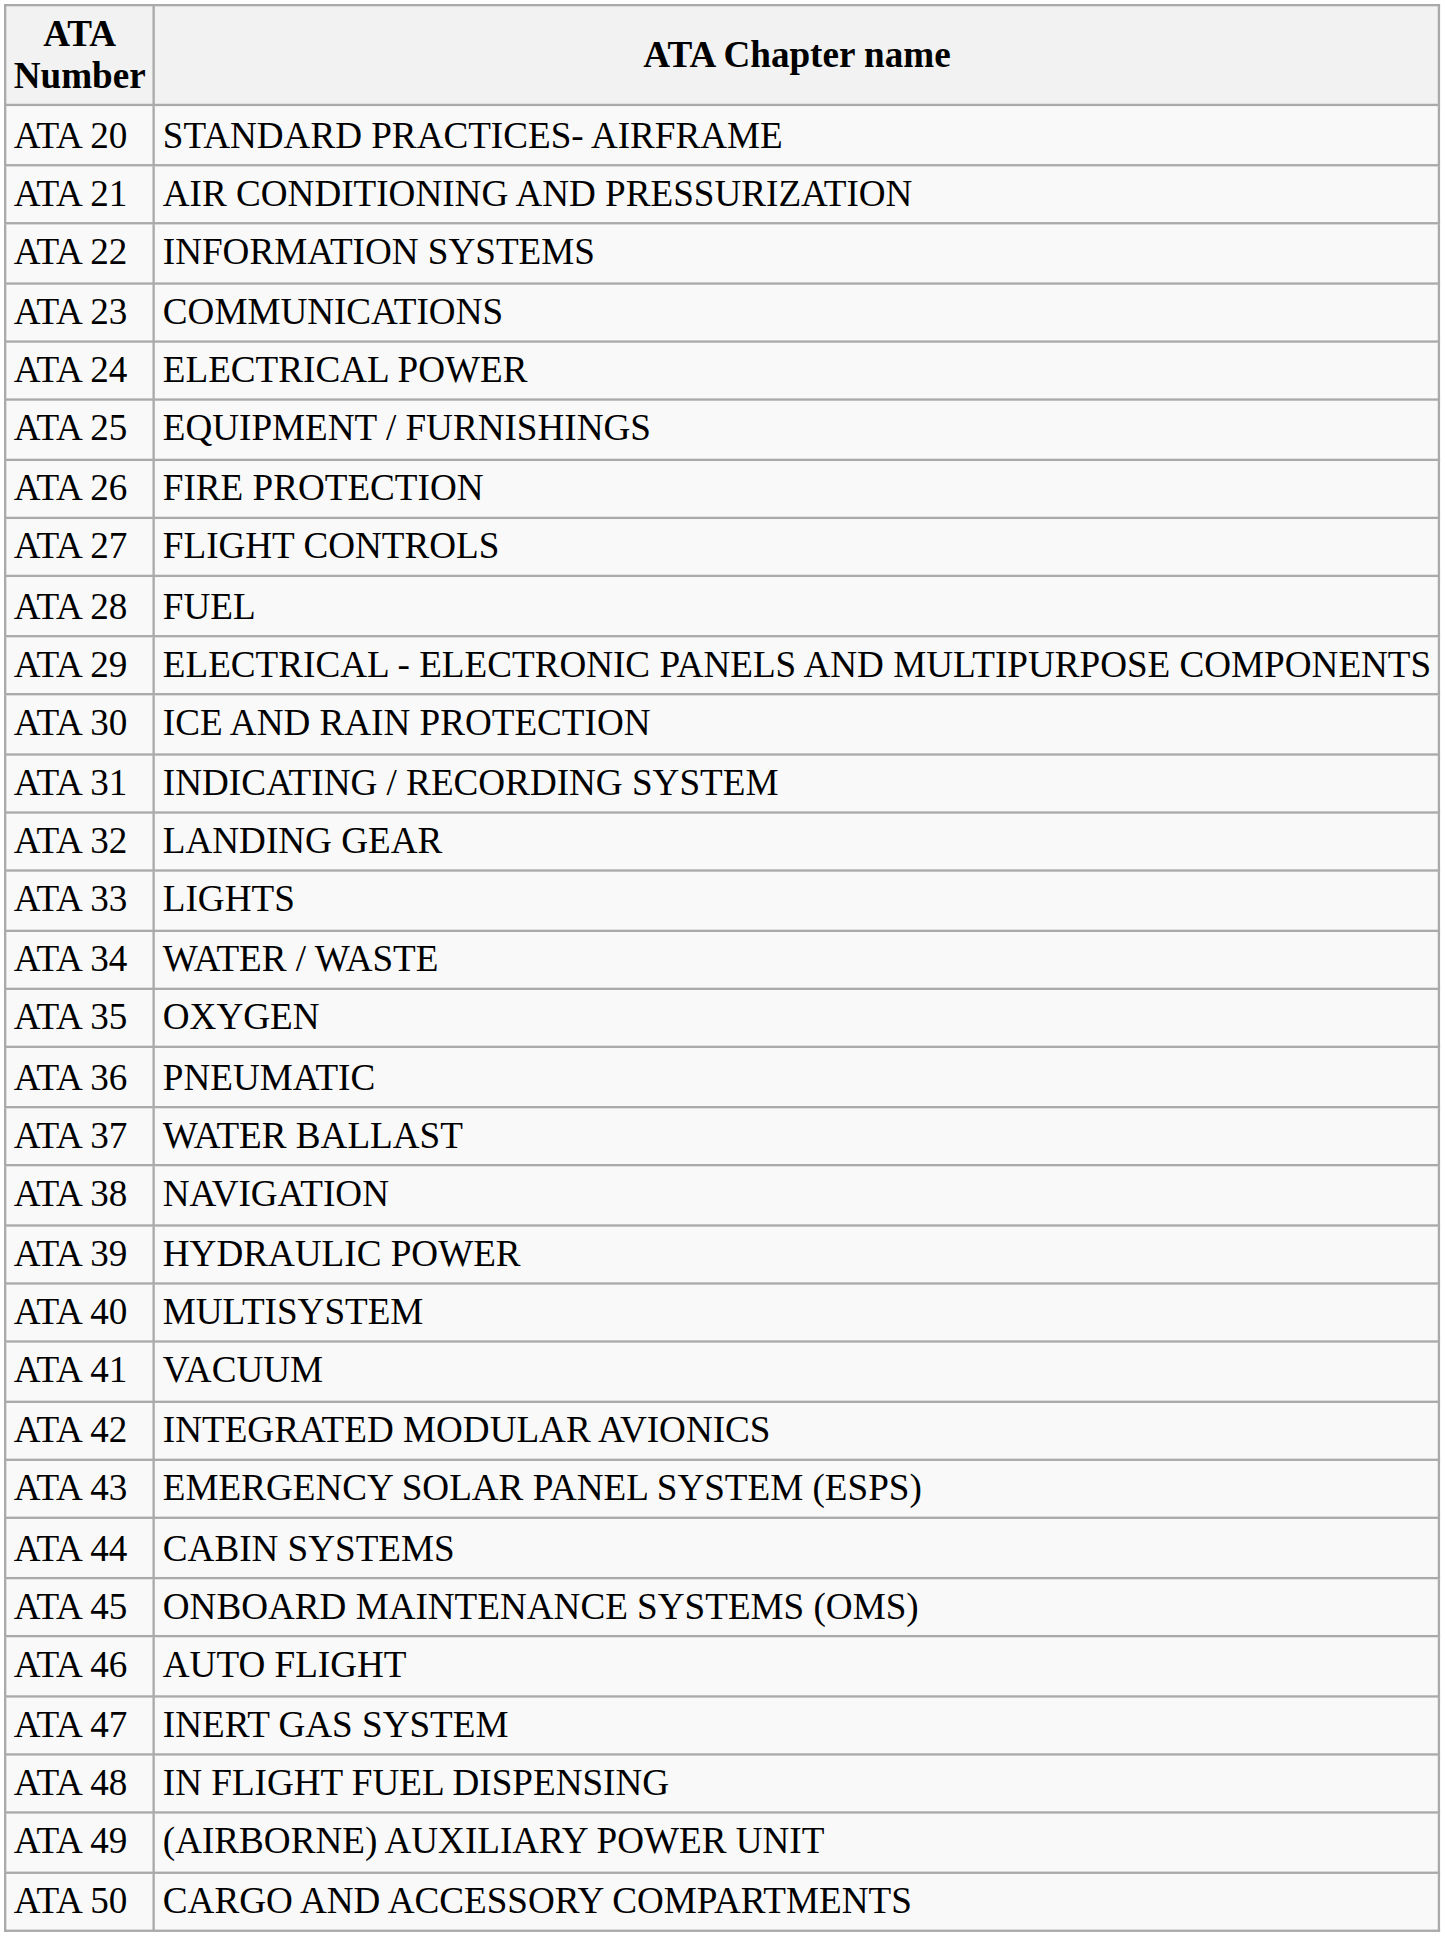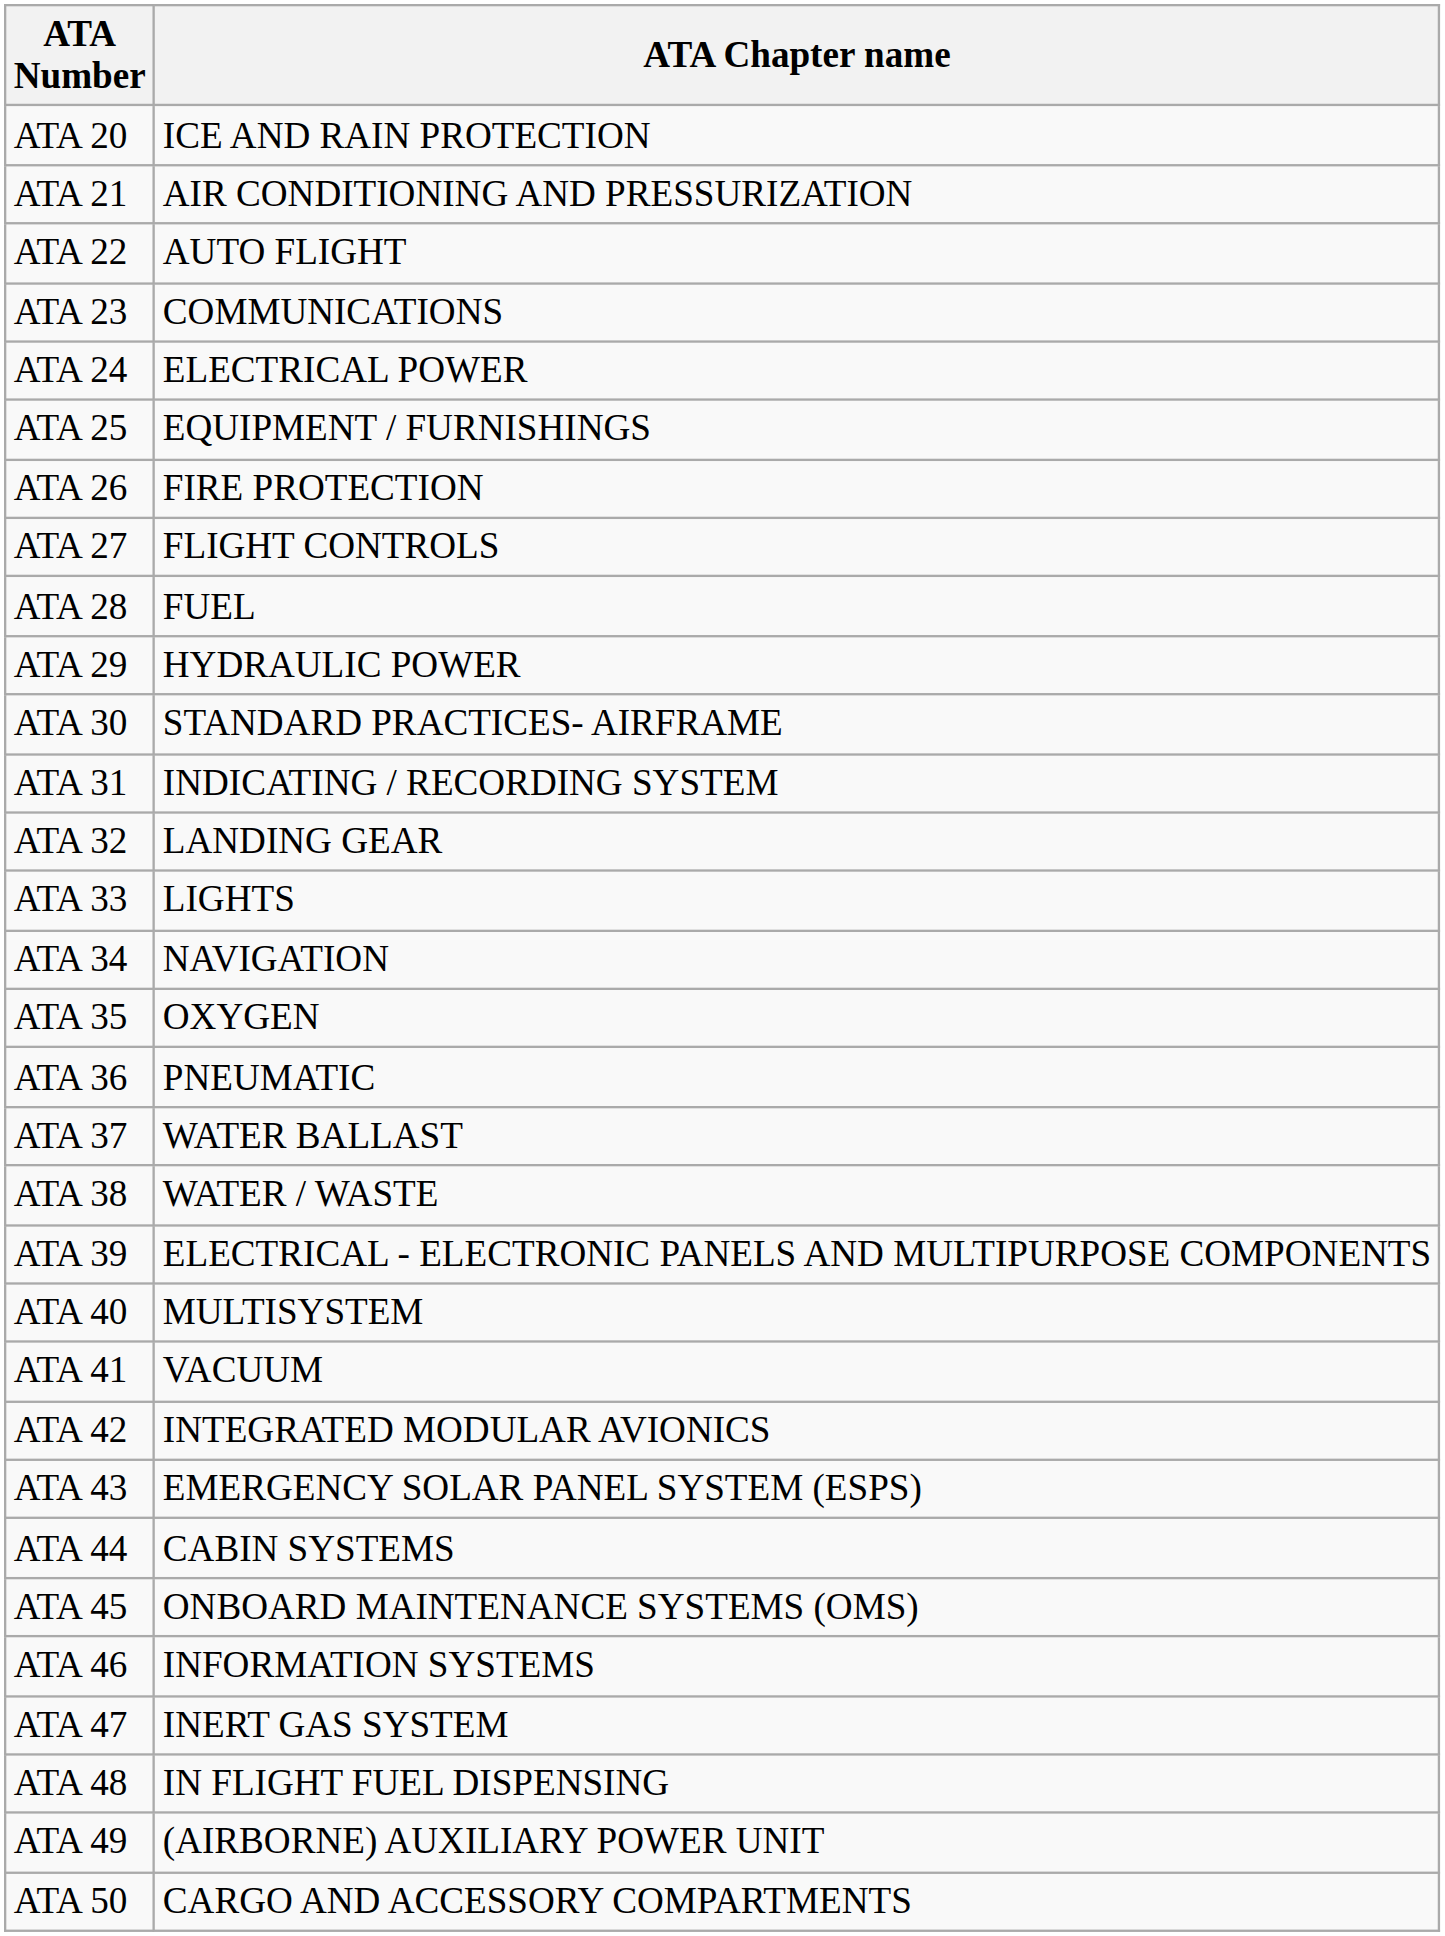(473, 134) STANDARD PRACTICES- AIRFRAME -> (407, 134) ICE AND RAIN PROTECTION
(379, 252) INFORMATION SYSTEMS -> (285, 252) AUTO FLIGHT
(797, 664) ELECTRICAL - ELECTRONIC PANELS AND MULTIPURPOSE COMPONENTS -> (342, 664) HYDRAULIC POWER
(407, 723) ICE AND RAIN PROTECTION -> (473, 723) STANDARD PRACTICES- AIRFRAME
(301, 958) WATER / WASTE -> (276, 958) NAVIGATION
(276, 1194) NAVIGATION -> (301, 1194) WATER / WASTE
(342, 1253) HYDRAULIC POWER -> (797, 1253) ELECTRICAL - ELECTRONIC PANELS AND MULTIPURPOSE COMPONENTS
(285, 1665) AUTO FLIGHT -> (379, 1665) INFORMATION SYSTEMS
